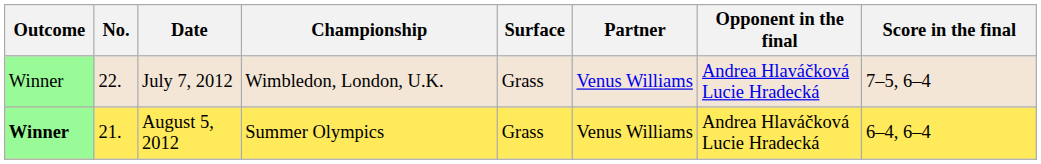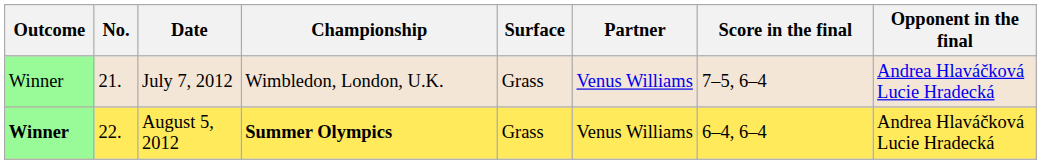columns swapped: (780, 29) <-> (949, 29)
(110, 81) 22. -> (110, 81) 21.
(110, 132) 21. -> (110, 132) 22.
(315, 132) normal -> (319, 132) bold
